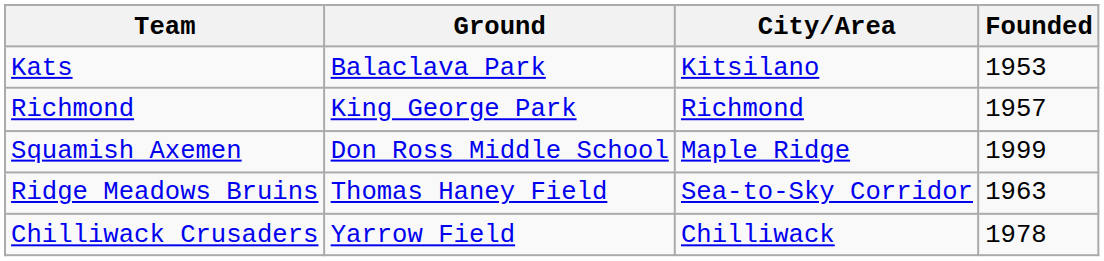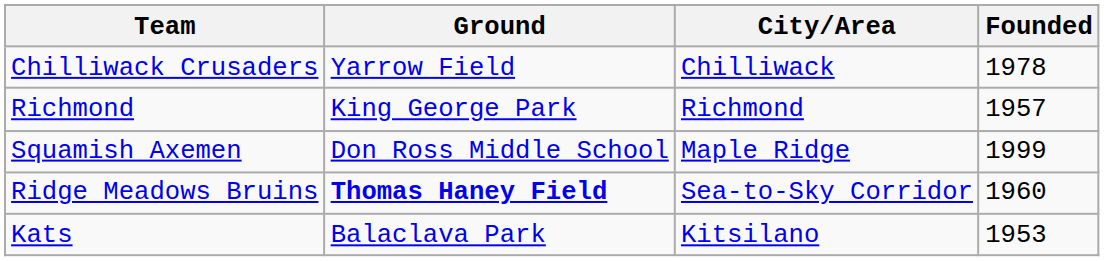rows swapped: (165, 235) <-> (42, 68)
(469, 193) normal -> (469, 193) bold
(1016, 193) 1963 -> (1016, 193) 1960
